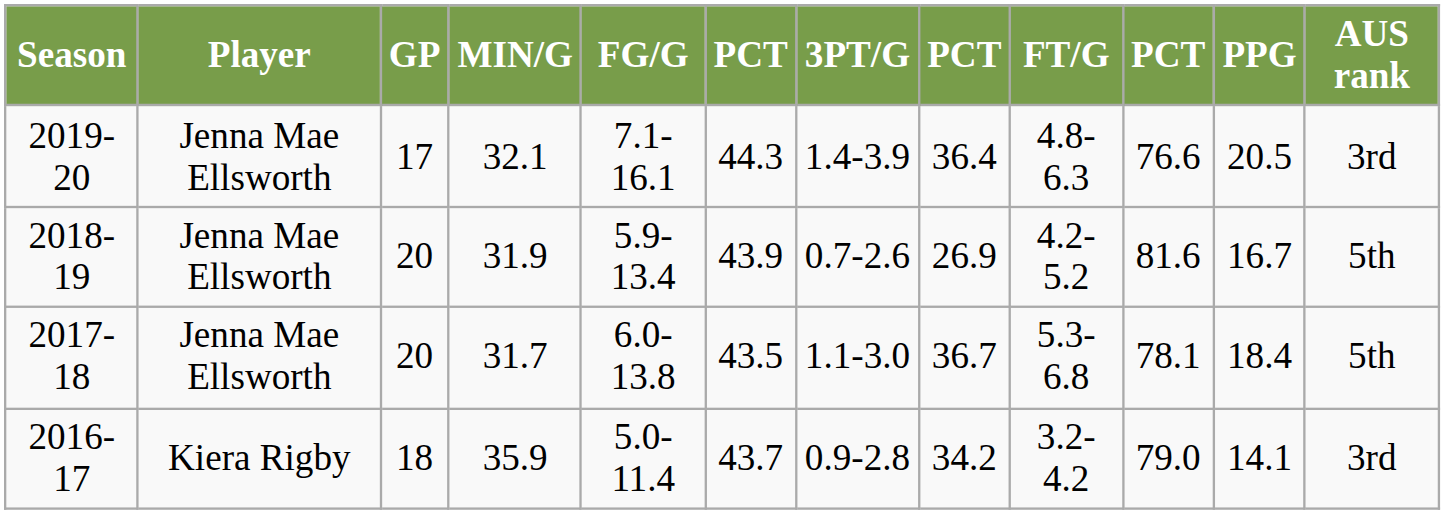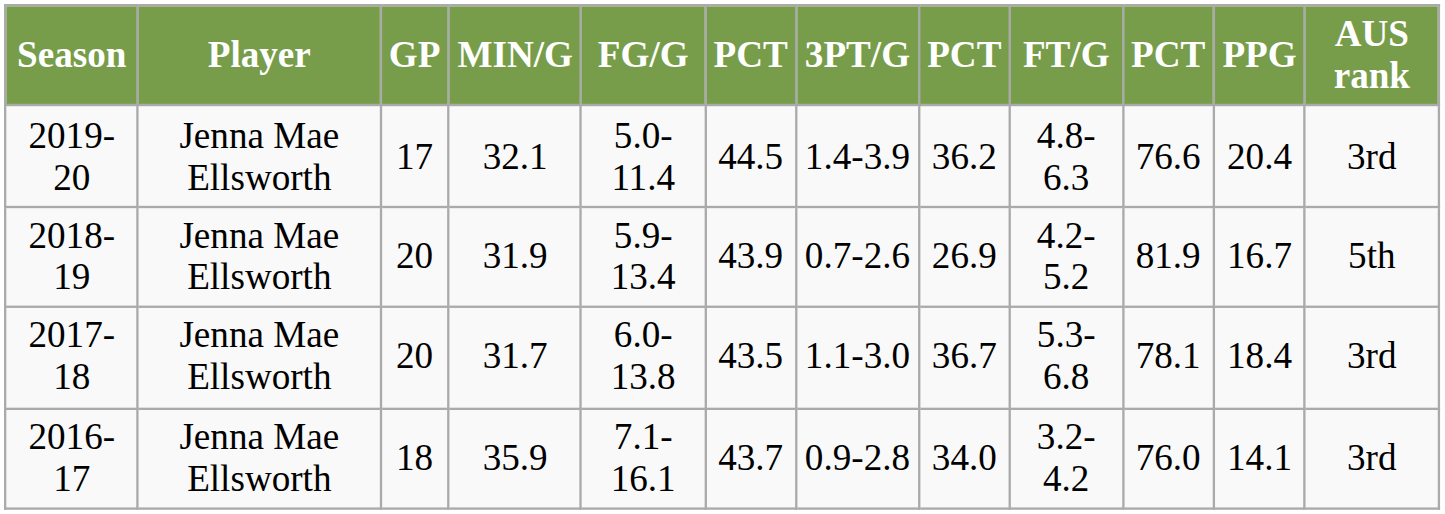(643, 155) 7.1-16.1 -> (643, 155) 5.0-11.4
(751, 155) 44.3 -> (751, 155) 44.5
(964, 155) 36.4 -> (964, 155) 36.2
(1260, 155) 20.5 -> (1260, 155) 20.4
(1168, 256) 81.6 -> (1168, 256) 81.9
(1372, 356) 5th -> (1372, 356) 3rd
(259, 457) Kiera Rigby -> (259, 457) Jenna Mae Ellsworth
(643, 457) 5.0-11.4 -> (643, 457) 7.1-16.1
(964, 457) 34.2 -> (964, 457) 34.0
(1168, 457) 79.0 -> (1168, 457) 76.0
